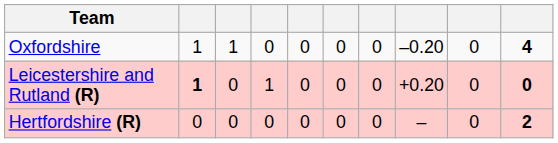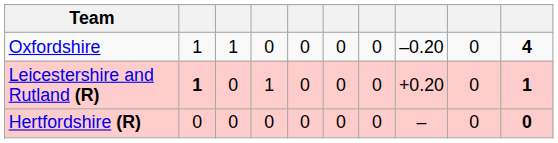(527, 84) 0 -> (527, 84) 1
(527, 123) 2 -> (527, 123) 0
